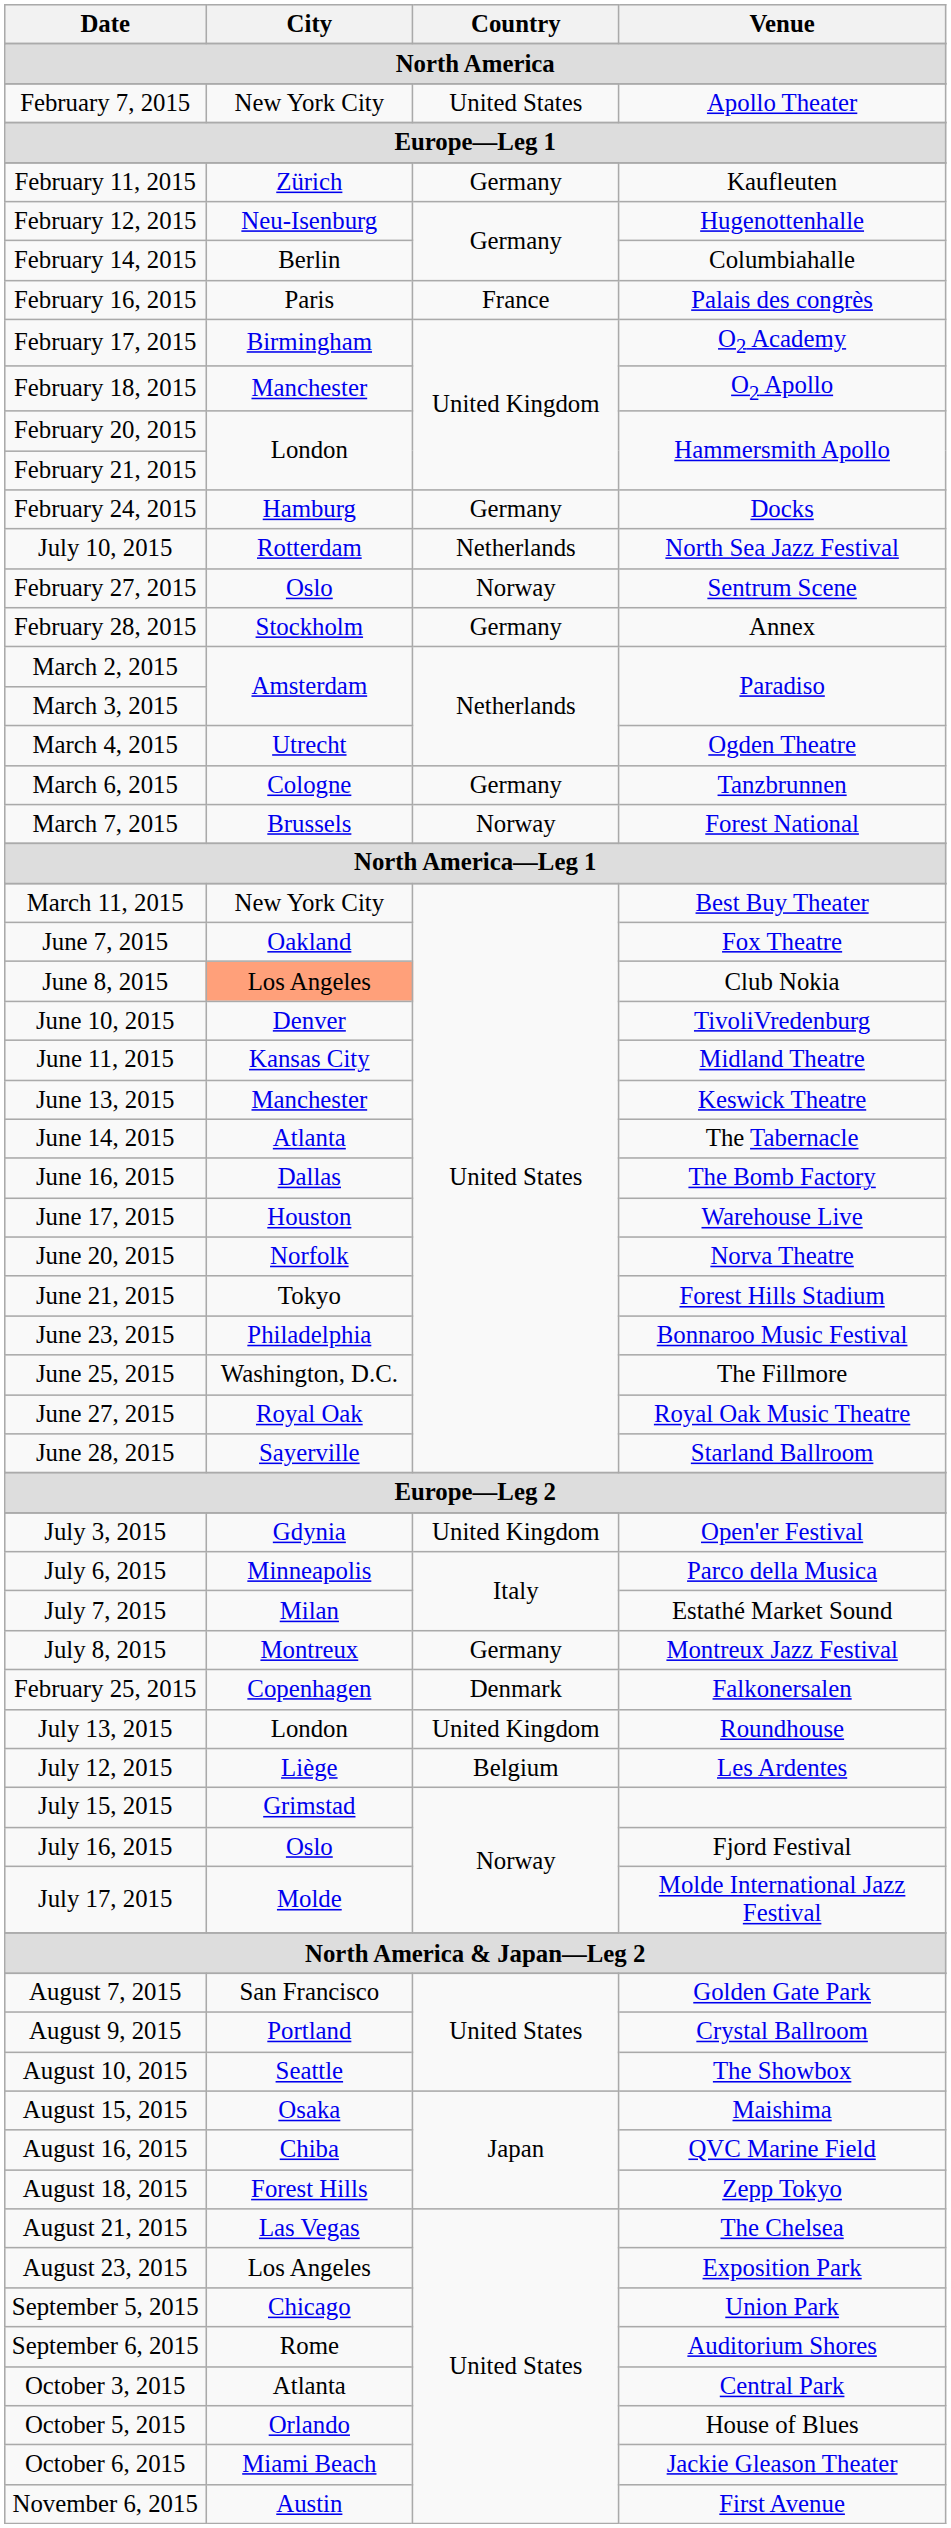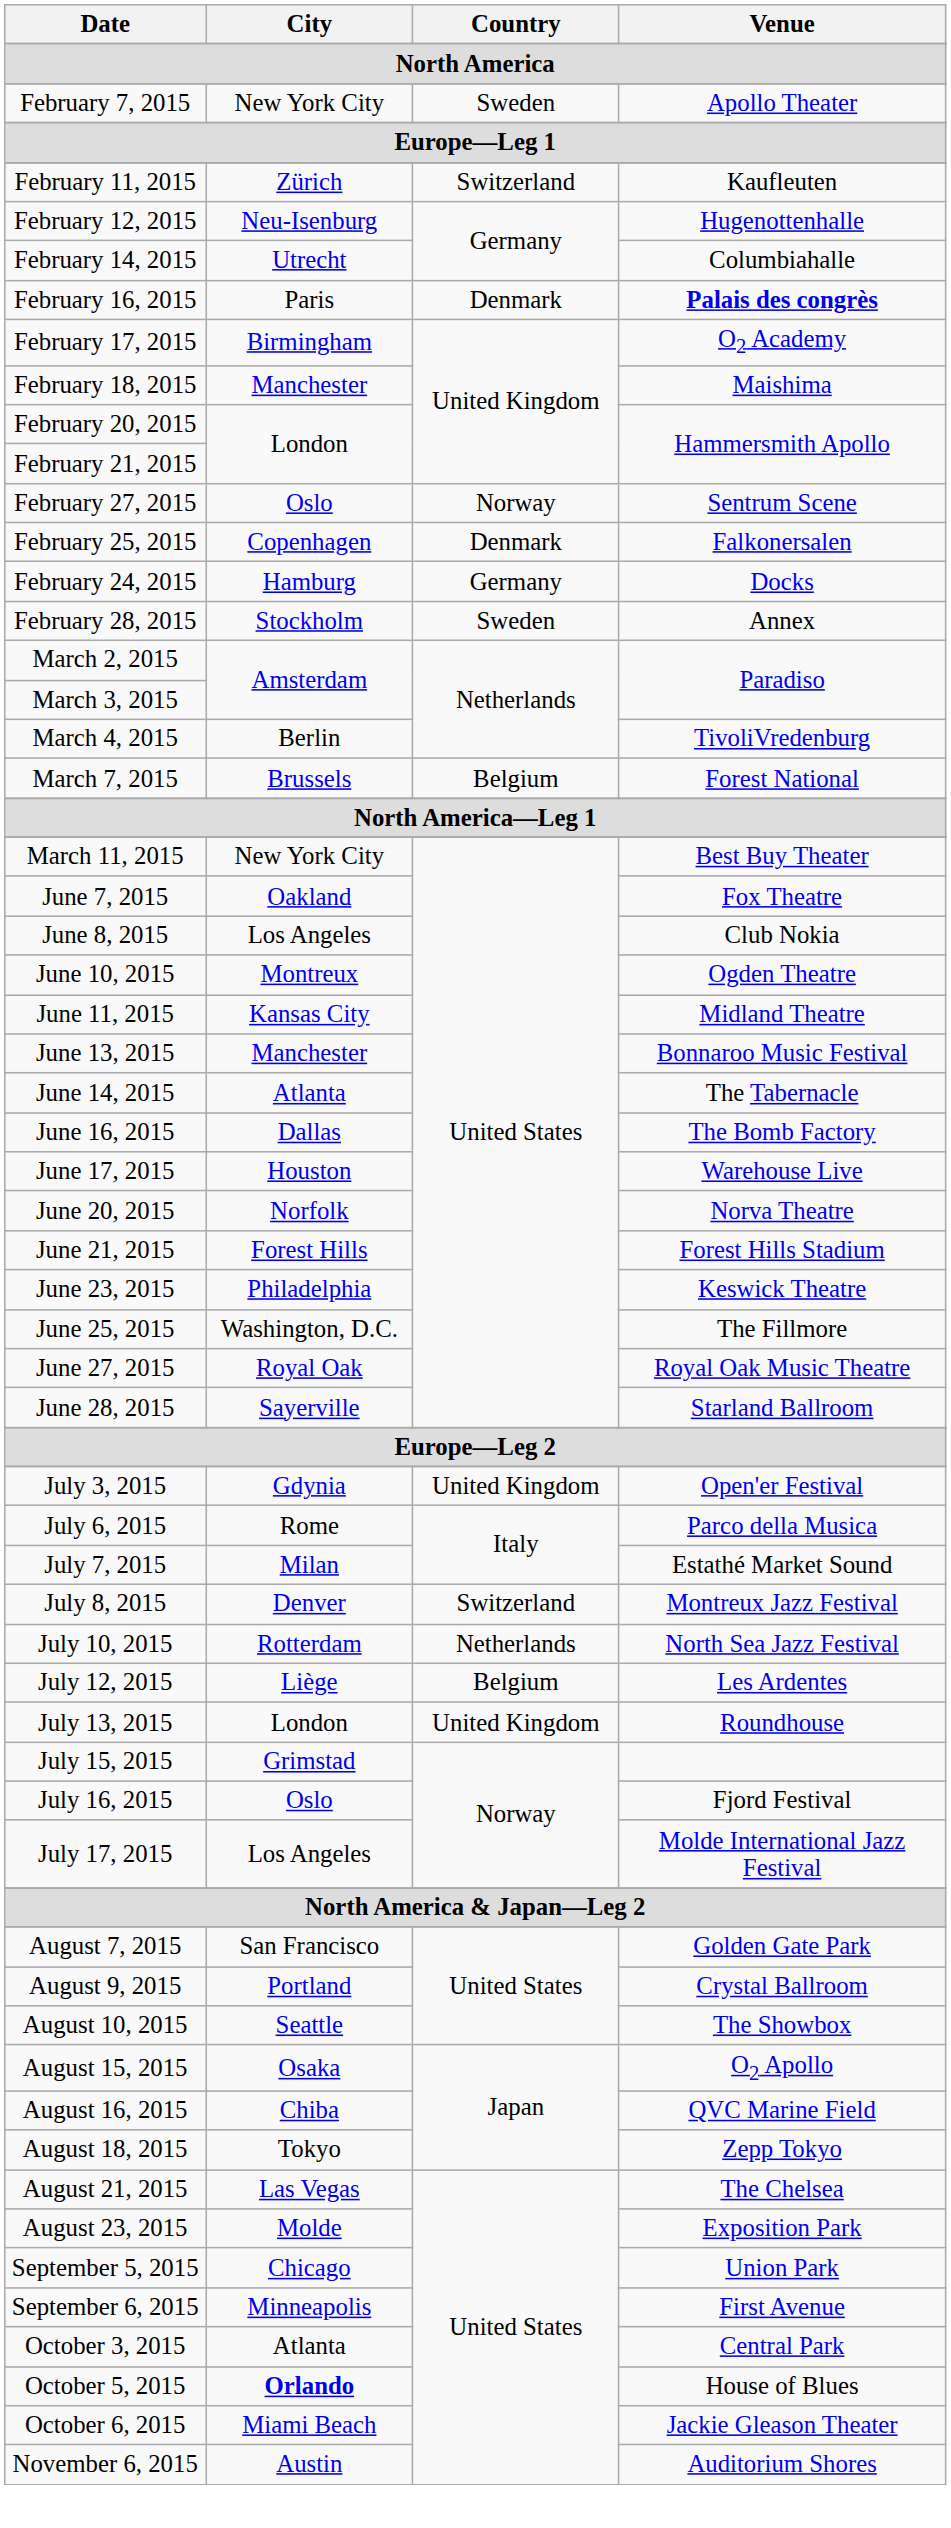(516, 102) United States -> (516, 102) Sweden
(516, 181) Germany -> (516, 181) Switzerland
(309, 260) Berlin -> (309, 260) Utrecht
(516, 299) France -> (516, 299) Denmark
(782, 299) normal -> (782, 299) bold
(782, 387) O2 Apollo -> (782, 384) Maishima
rows swapped: (105, 509) <-> (105, 587)
rows swapped: (105, 1689) <-> (105, 548)
(516, 627) Germany -> (516, 620) Sweden
(309, 745) Utrecht -> (309, 738) Berlin
(782, 745) Ogden Theatre -> (782, 738) TivoliVredenburg
- row: (105, 784)
(516, 823) Norway -> (516, 777) Belgium
(309, 981) lightsalmon background -> (309, 935) no background
(309, 1020) Denver -> (309, 974) Montreux
(782, 1020) TivoliVredenburg -> (782, 974) Ogden Theatre
(782, 1099) Keswick Theatre -> (782, 1053) Bonnaroo Music Festival
(309, 1295) Tokyo -> (309, 1249) Forest Hills
(782, 1335) Bonnaroo Music Festival -> (782, 1289) Keswick Theatre
(309, 1571) Minneapolis -> (309, 1525) Rome
(309, 1649) Montreux -> (309, 1603) Denver
(516, 1649) Germany -> (516, 1603) Switzerland
rows swapped: (105, 1767) <-> (105, 1728)
(309, 1899) Molde -> (309, 1853) Los Angeles
(782, 2110) Maishima -> (782, 2067) O2 Apollo
(309, 2188) Forest Hills -> (309, 2149) Tokyo
(309, 2267) Los Angeles -> (309, 2228) Molde
(309, 2346) Rome -> (309, 2306) Minneapolis
(782, 2346) Auditorium Shores -> (782, 2306) First Avenue
(309, 2424) normal -> (309, 2385) bold
(782, 2503) First Avenue -> (782, 2464) Auditorium Shores
